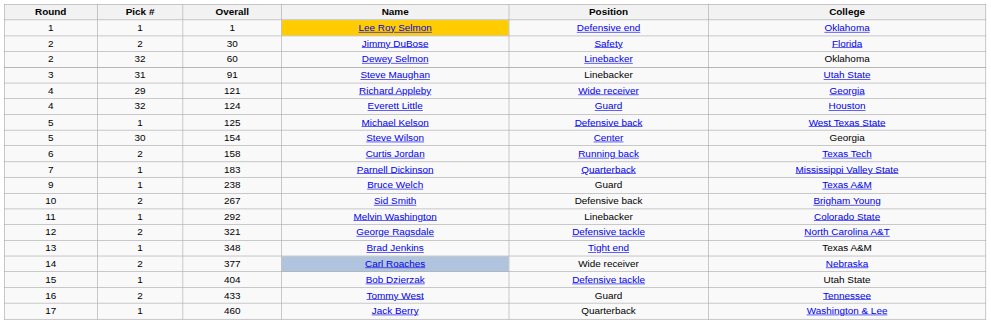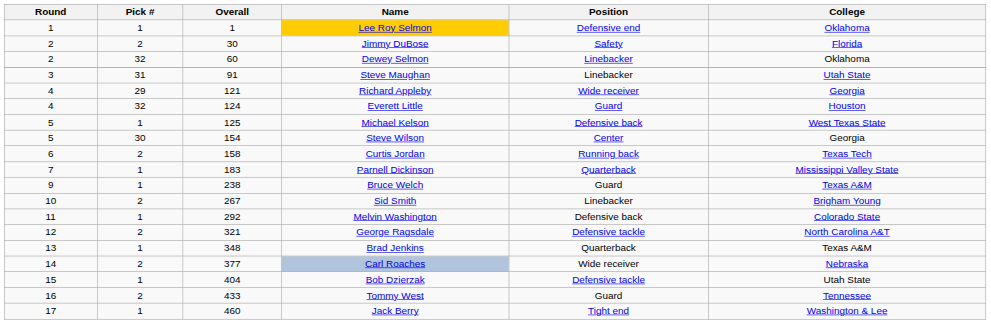(609, 201) Defensive back -> (609, 201) Linebacker
(609, 216) Linebacker -> (609, 216) Defensive back
(609, 248) Tight end -> (609, 248) Quarterback
(609, 311) Quarterback -> (609, 311) Tight end
